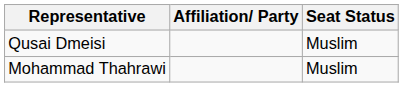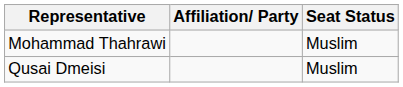rows swapped: (87, 69) <-> (57, 43)
